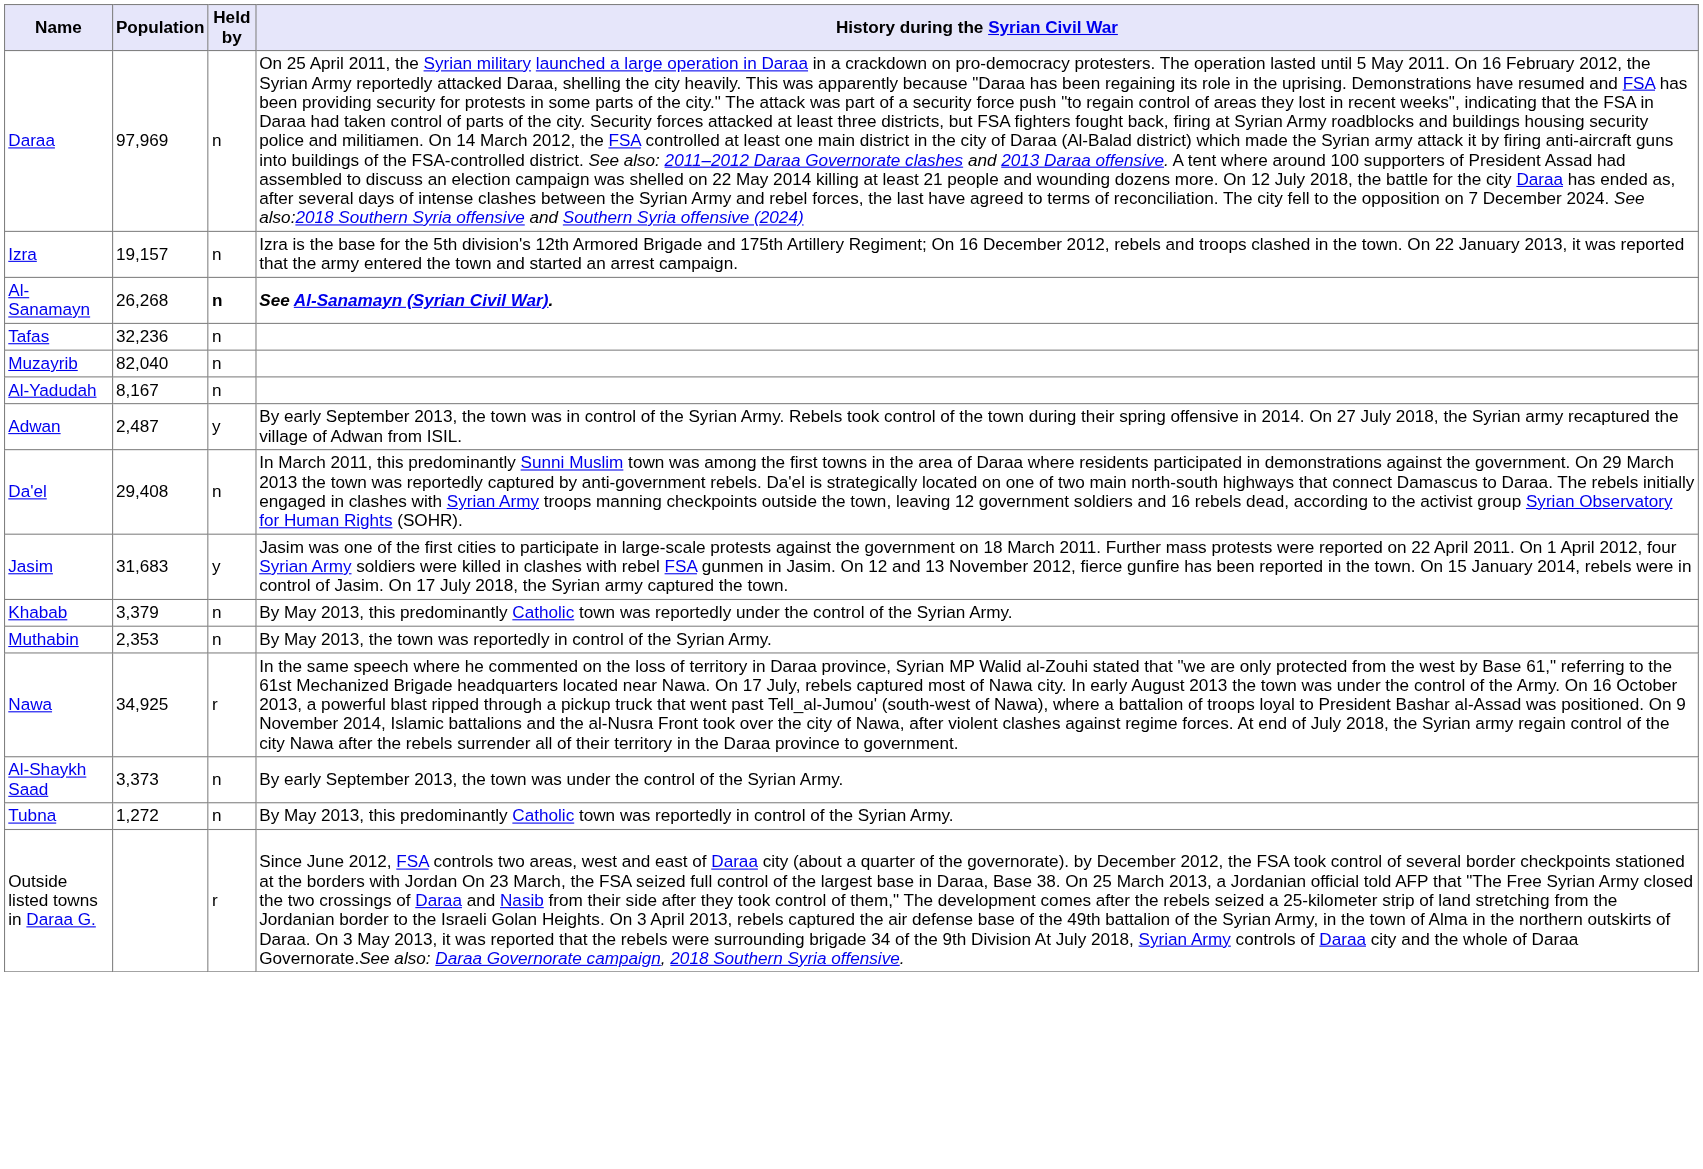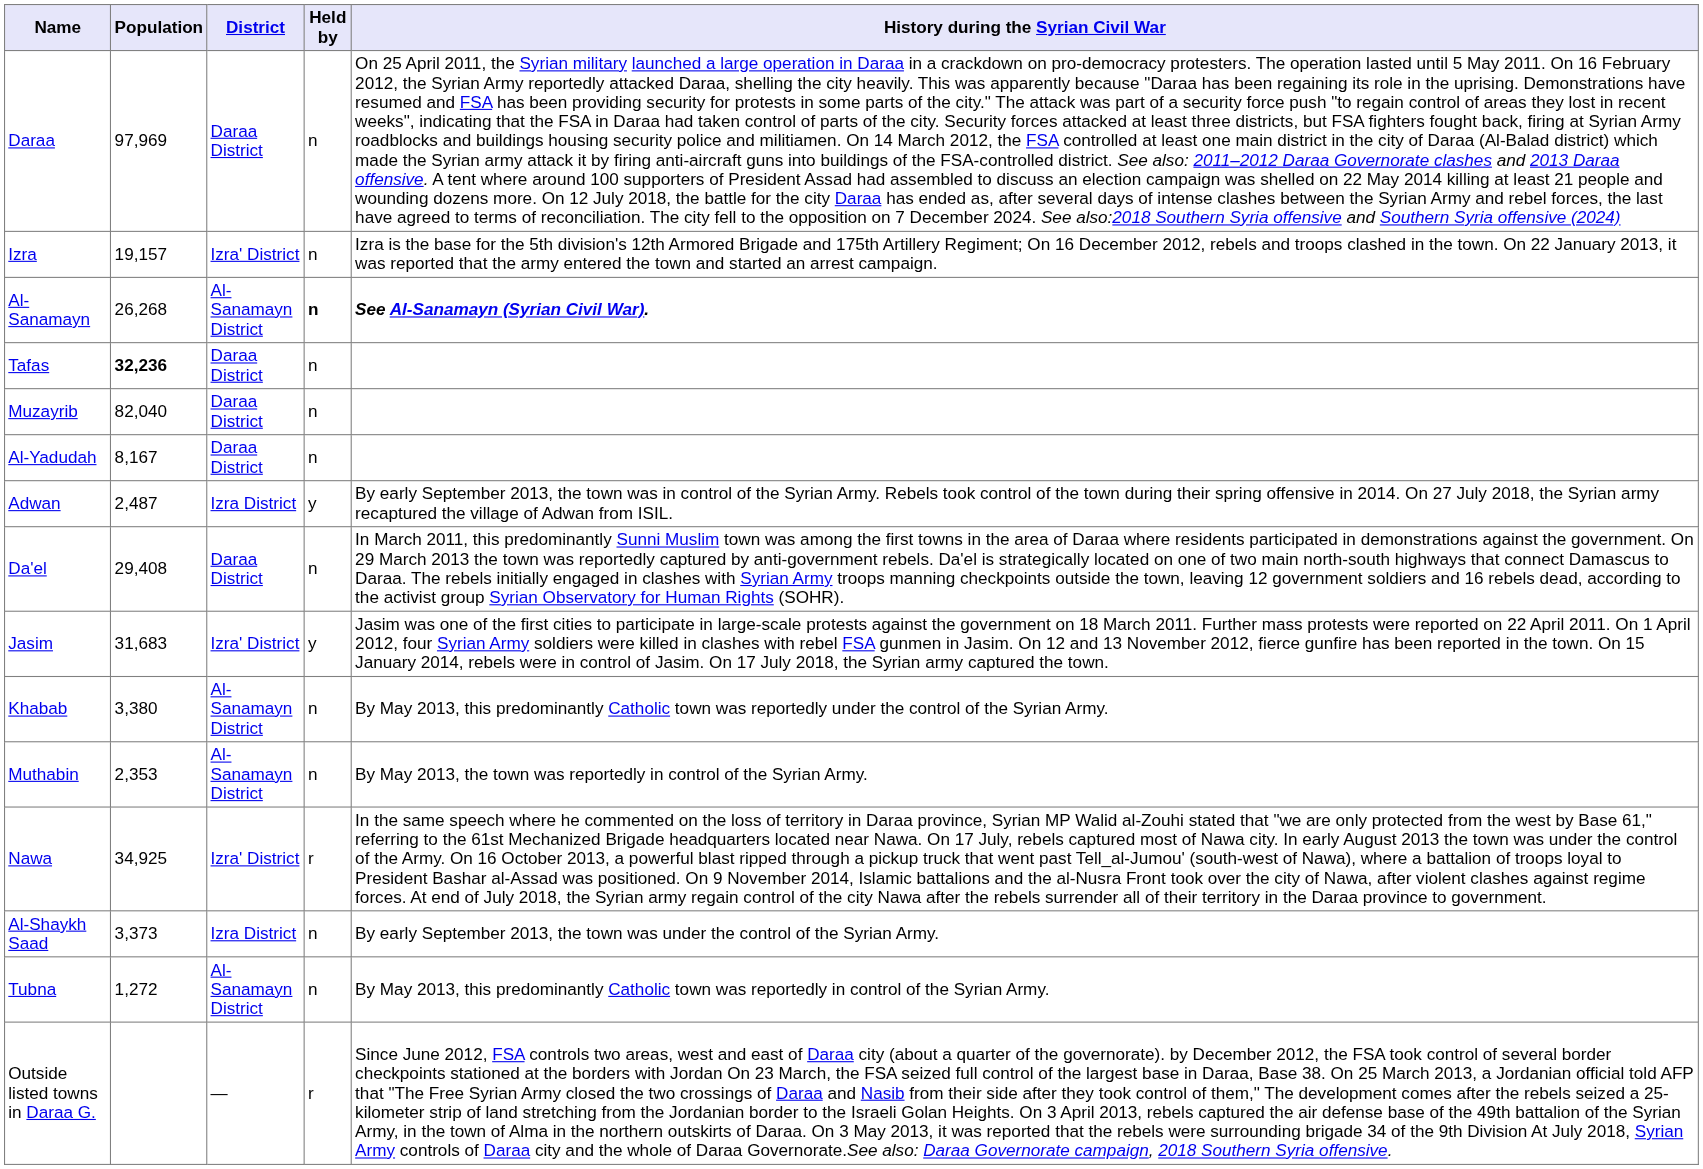+ column: (256, 27)
(142, 336) normal -> (141, 365) bold
(137, 612) 3,379 -> (136, 709) 3,380
